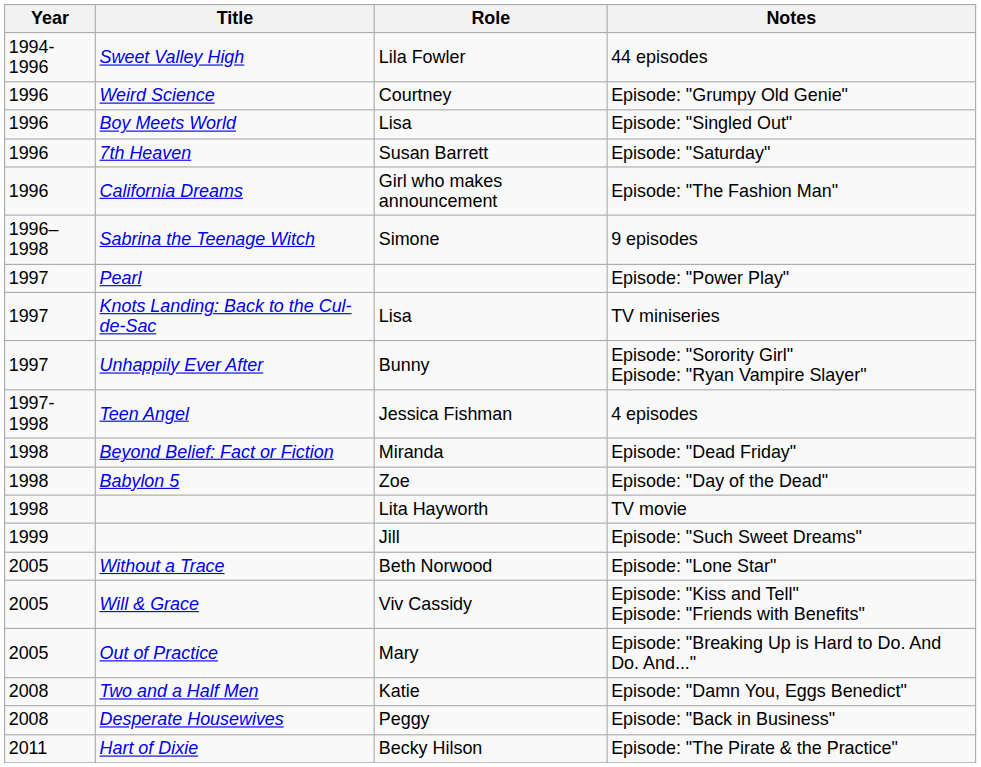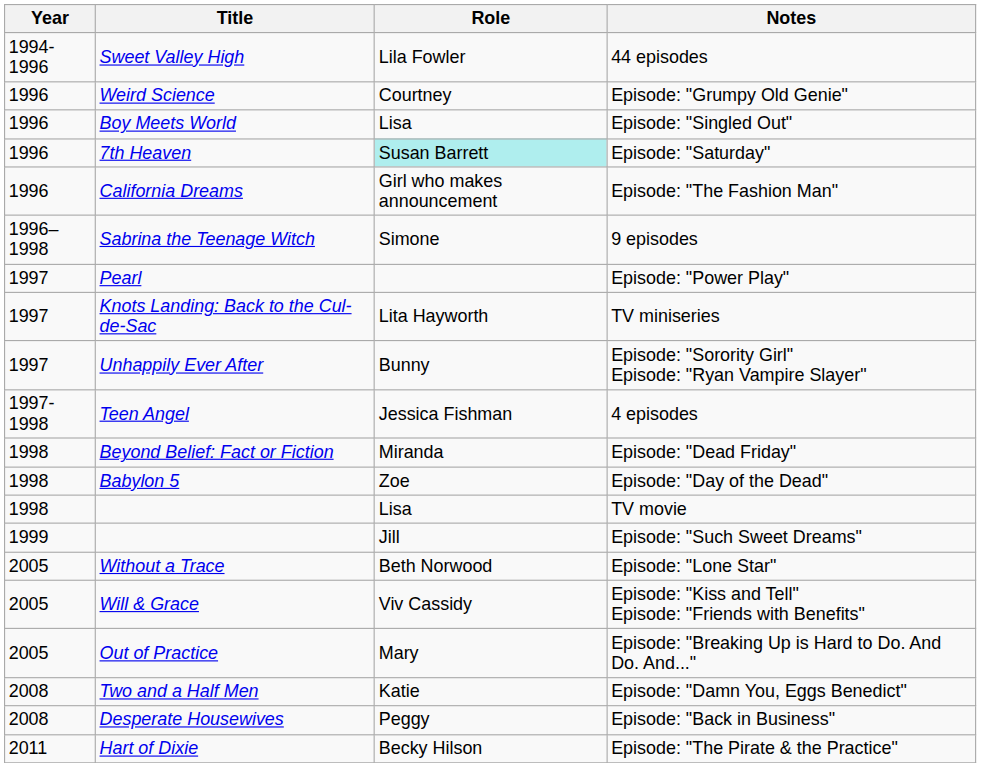(434, 152) no background -> (434, 152) paleturquoise background
(395, 316) Lisa -> (434, 316) Lita Hayworth
(434, 509) Lita Hayworth -> (395, 509) Lisa
